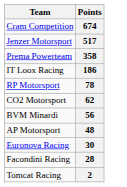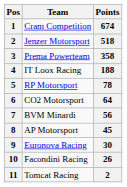+ column: (13, 11)
(90, 41) 517 -> (107, 41) 518
(90, 70) 186 -> (107, 70) 188
(90, 100) 62 -> (107, 100) 64
(90, 129) 48 -> (107, 129) 45
(90, 159) 28 -> (107, 159) 26
